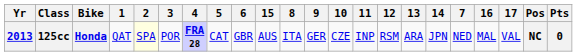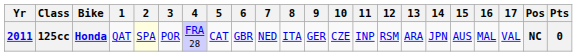columns swapped: (462, 13) <-> (268, 13)
(20, 37) 2013 -> (20, 37) 2011
(195, 37) bold -> (195, 37) normal
